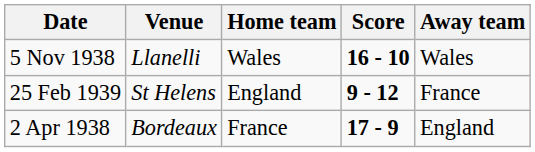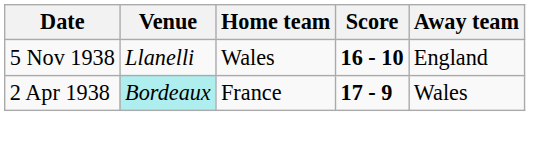(447, 57) Wales -> (451, 57) England
- row: (65, 92)
(174, 127) no background -> (168, 92) paleturquoise background
(457, 127) England -> (441, 92) Wales
